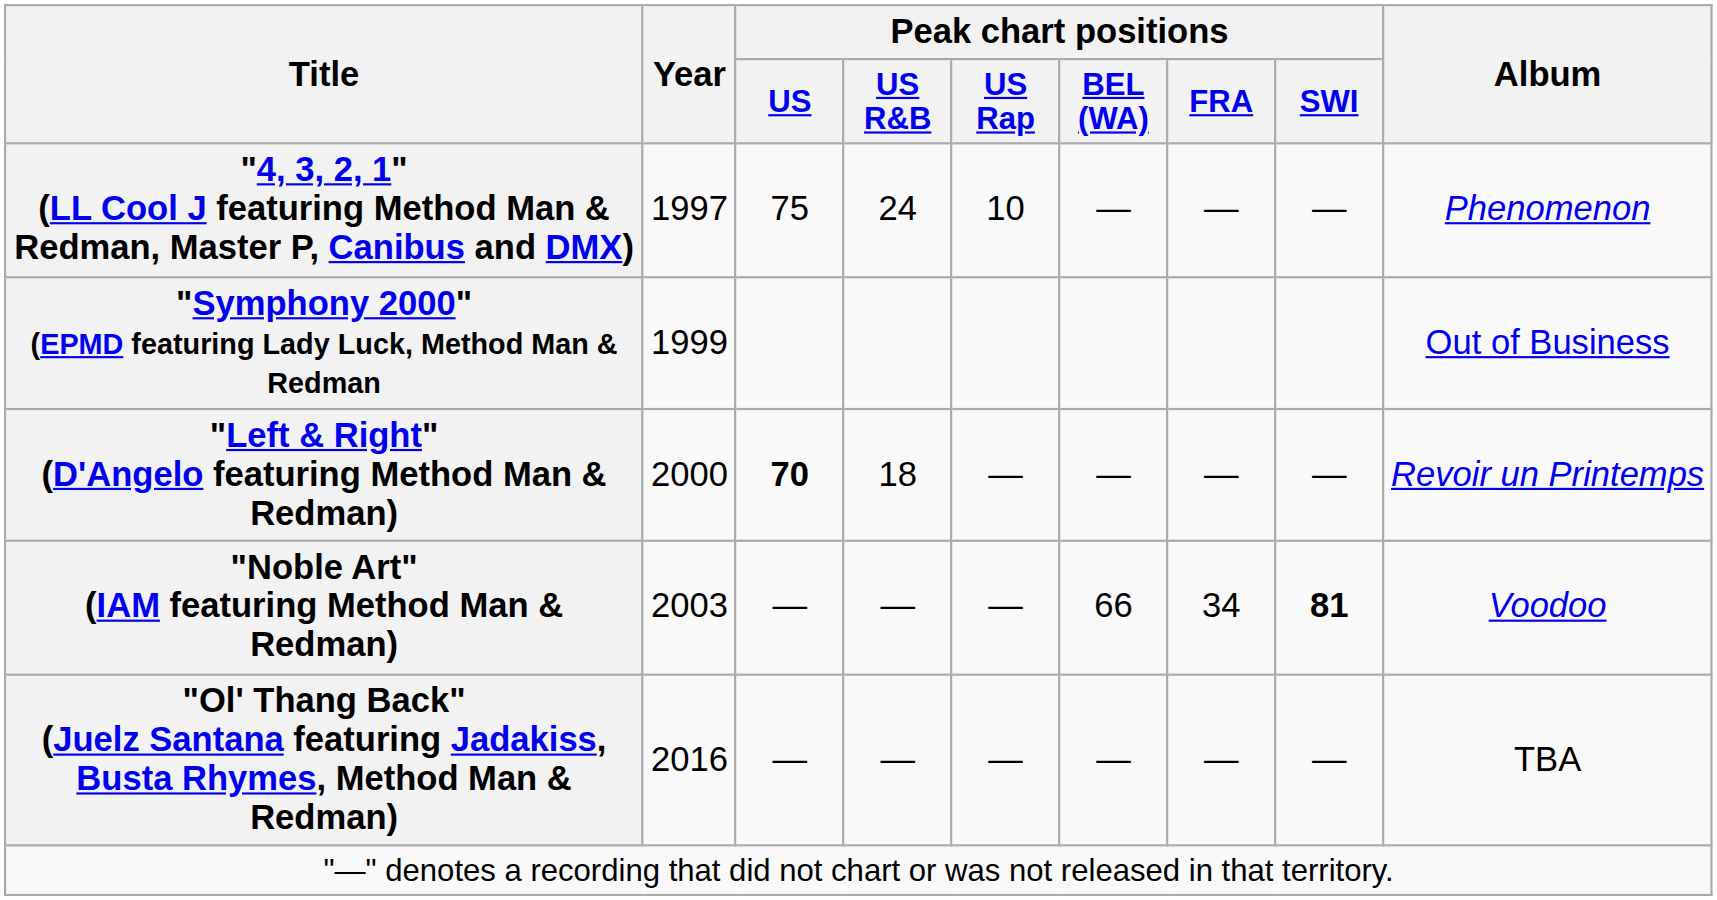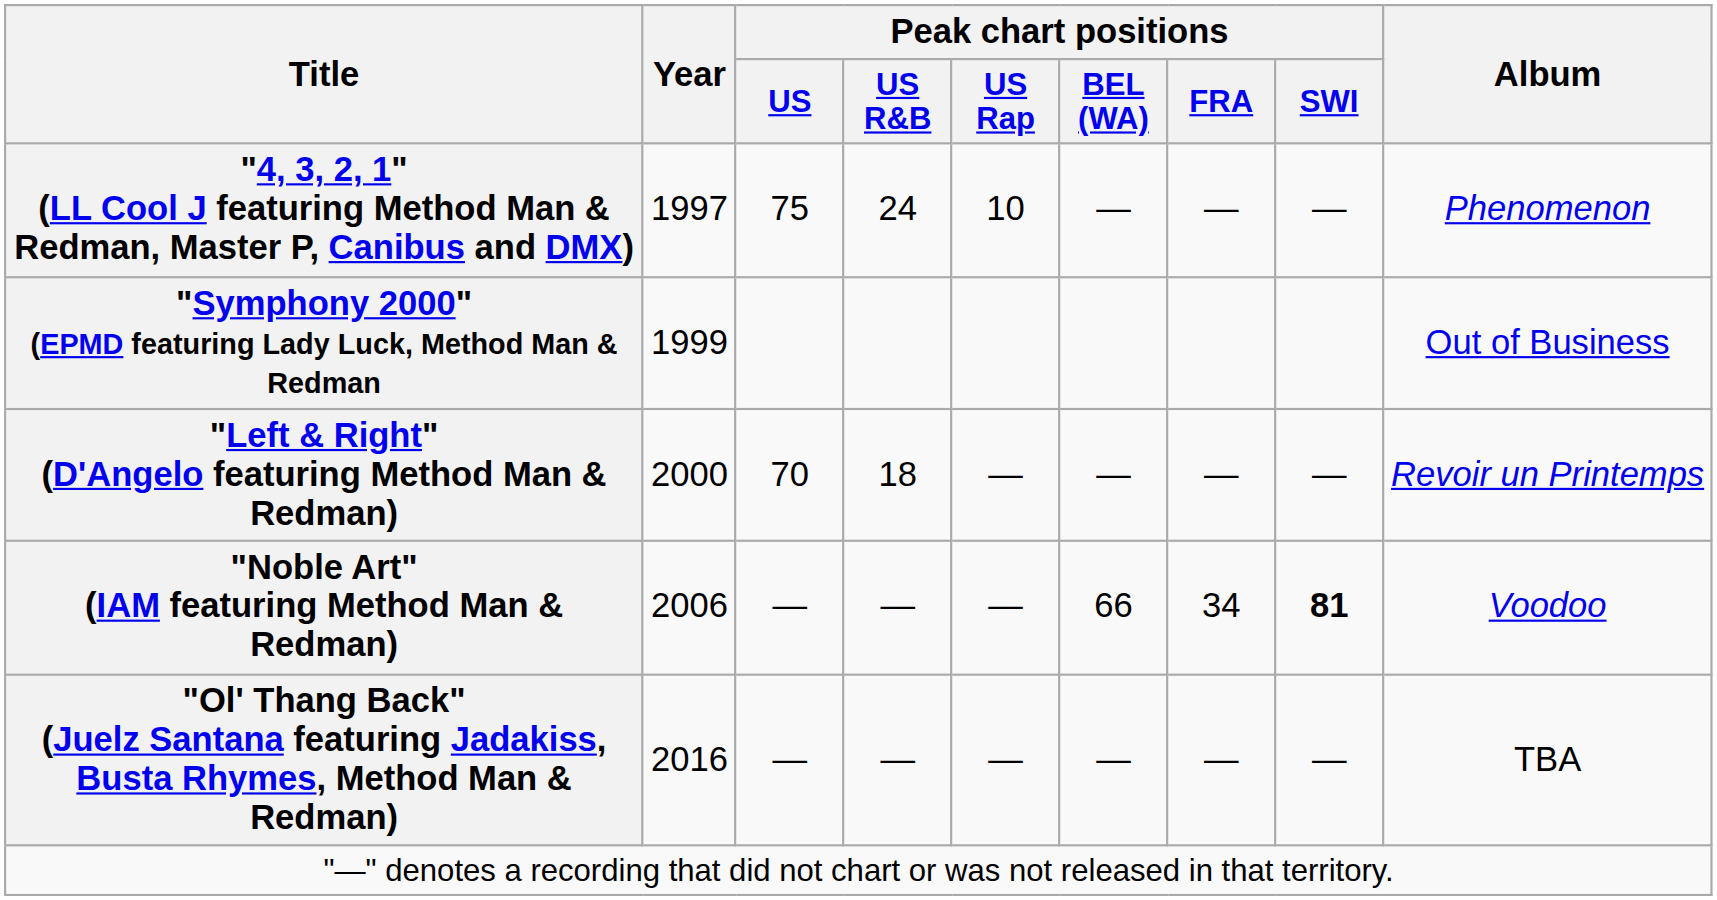(790, 474) bold -> (790, 474) normal
(689, 607) 2003 -> (689, 607) 2006
